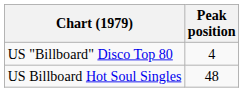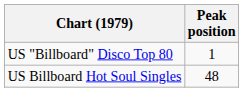(212, 53) 4 -> (212, 53) 1
